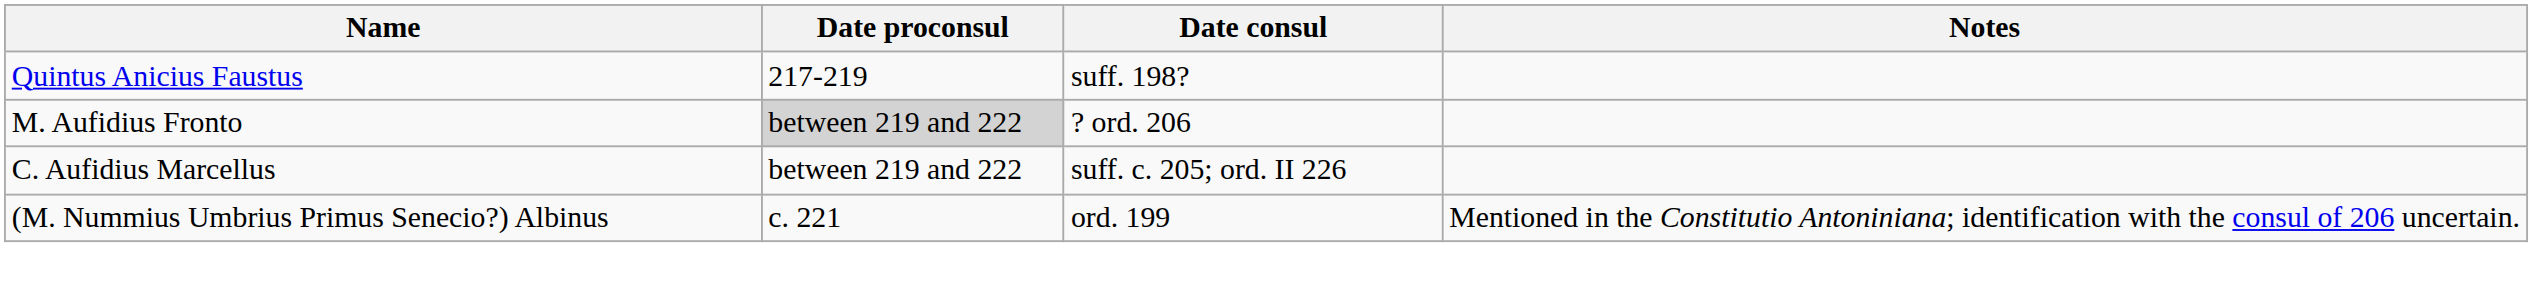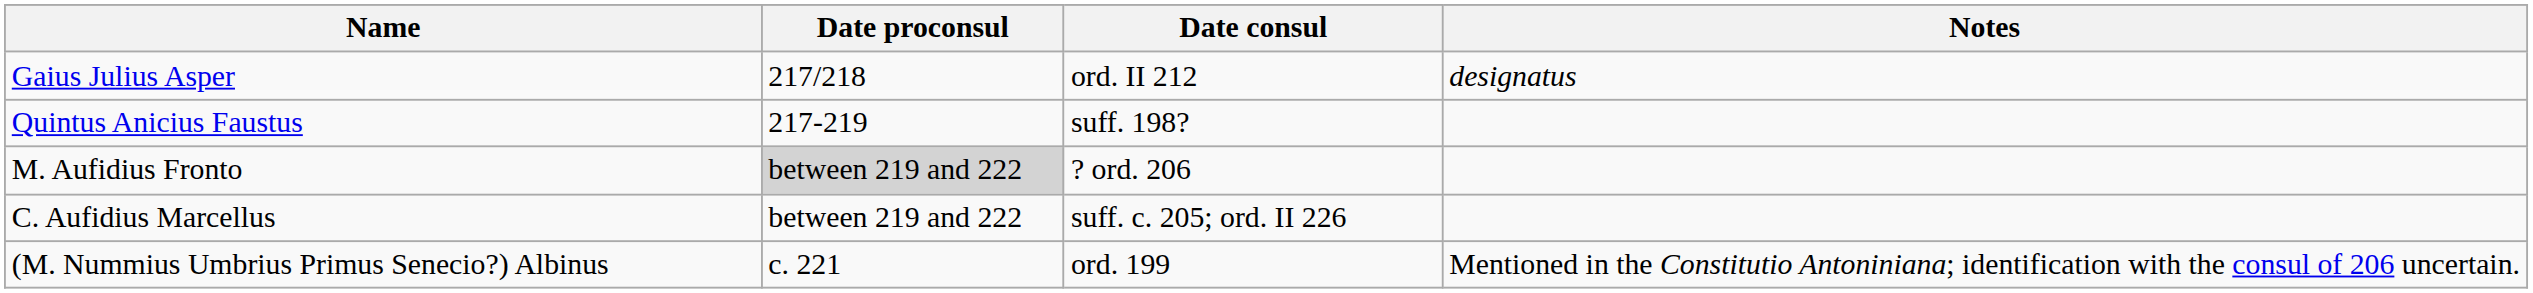+ row: (123, 75)
